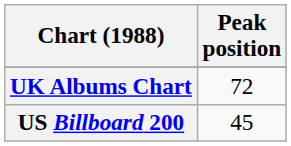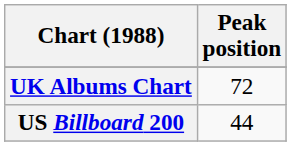(242, 122) 45 -> (242, 122) 44
